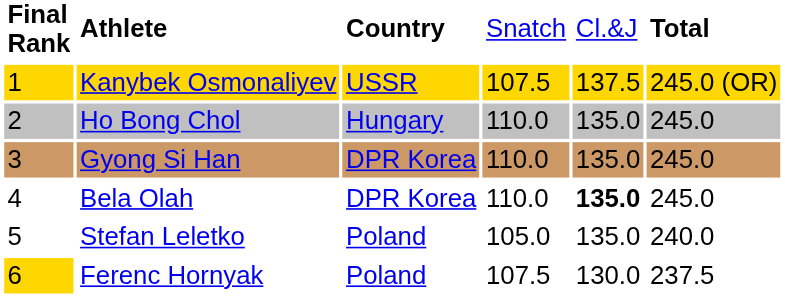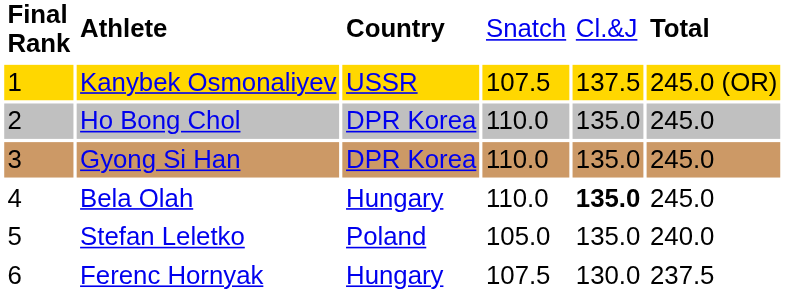(395, 120) Hungary -> (411, 120) DPR Korea
(411, 198) DPR Korea -> (395, 198) Hungary
(15, 275) gold background -> (15, 275) no background
(386, 275) Poland -> (395, 275) Hungary
